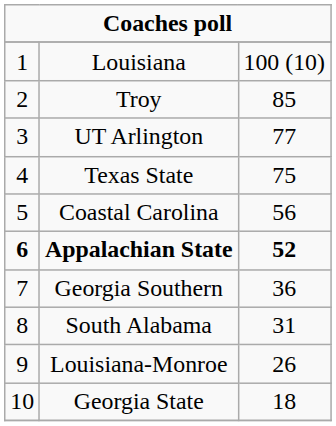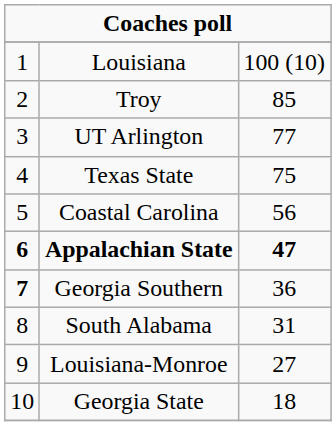(284, 250) 52 -> (284, 250) 47
(22, 288) normal -> (22, 288) bold
(284, 363) 26 -> (284, 363) 27
